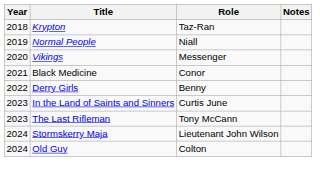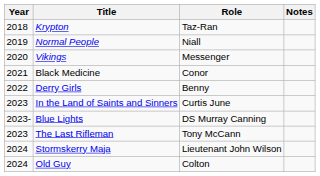+ row: (59, 118)
